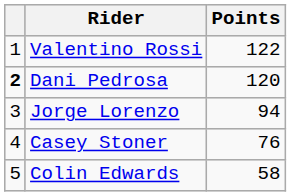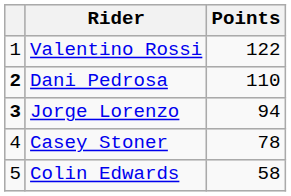(263, 82) 120 -> (263, 82) 110
(15, 113) normal -> (15, 113) bold
(269, 144) 76 -> (269, 144) 78
